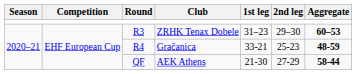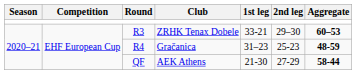(256, 31) 31–23 -> (256, 31) 33-21
(256, 46) 33-21 -> (256, 46) 31–23
